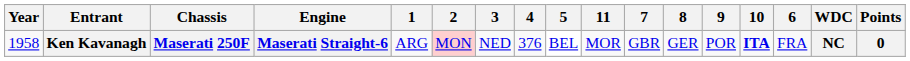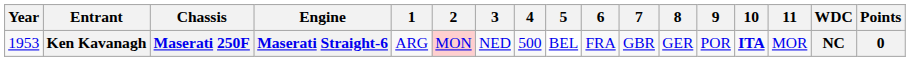columns swapped: (792, 17) <-> (603, 17)
(24, 43) 1958 -> (24, 43) 1953
(530, 43) 376 -> (530, 43) 500
